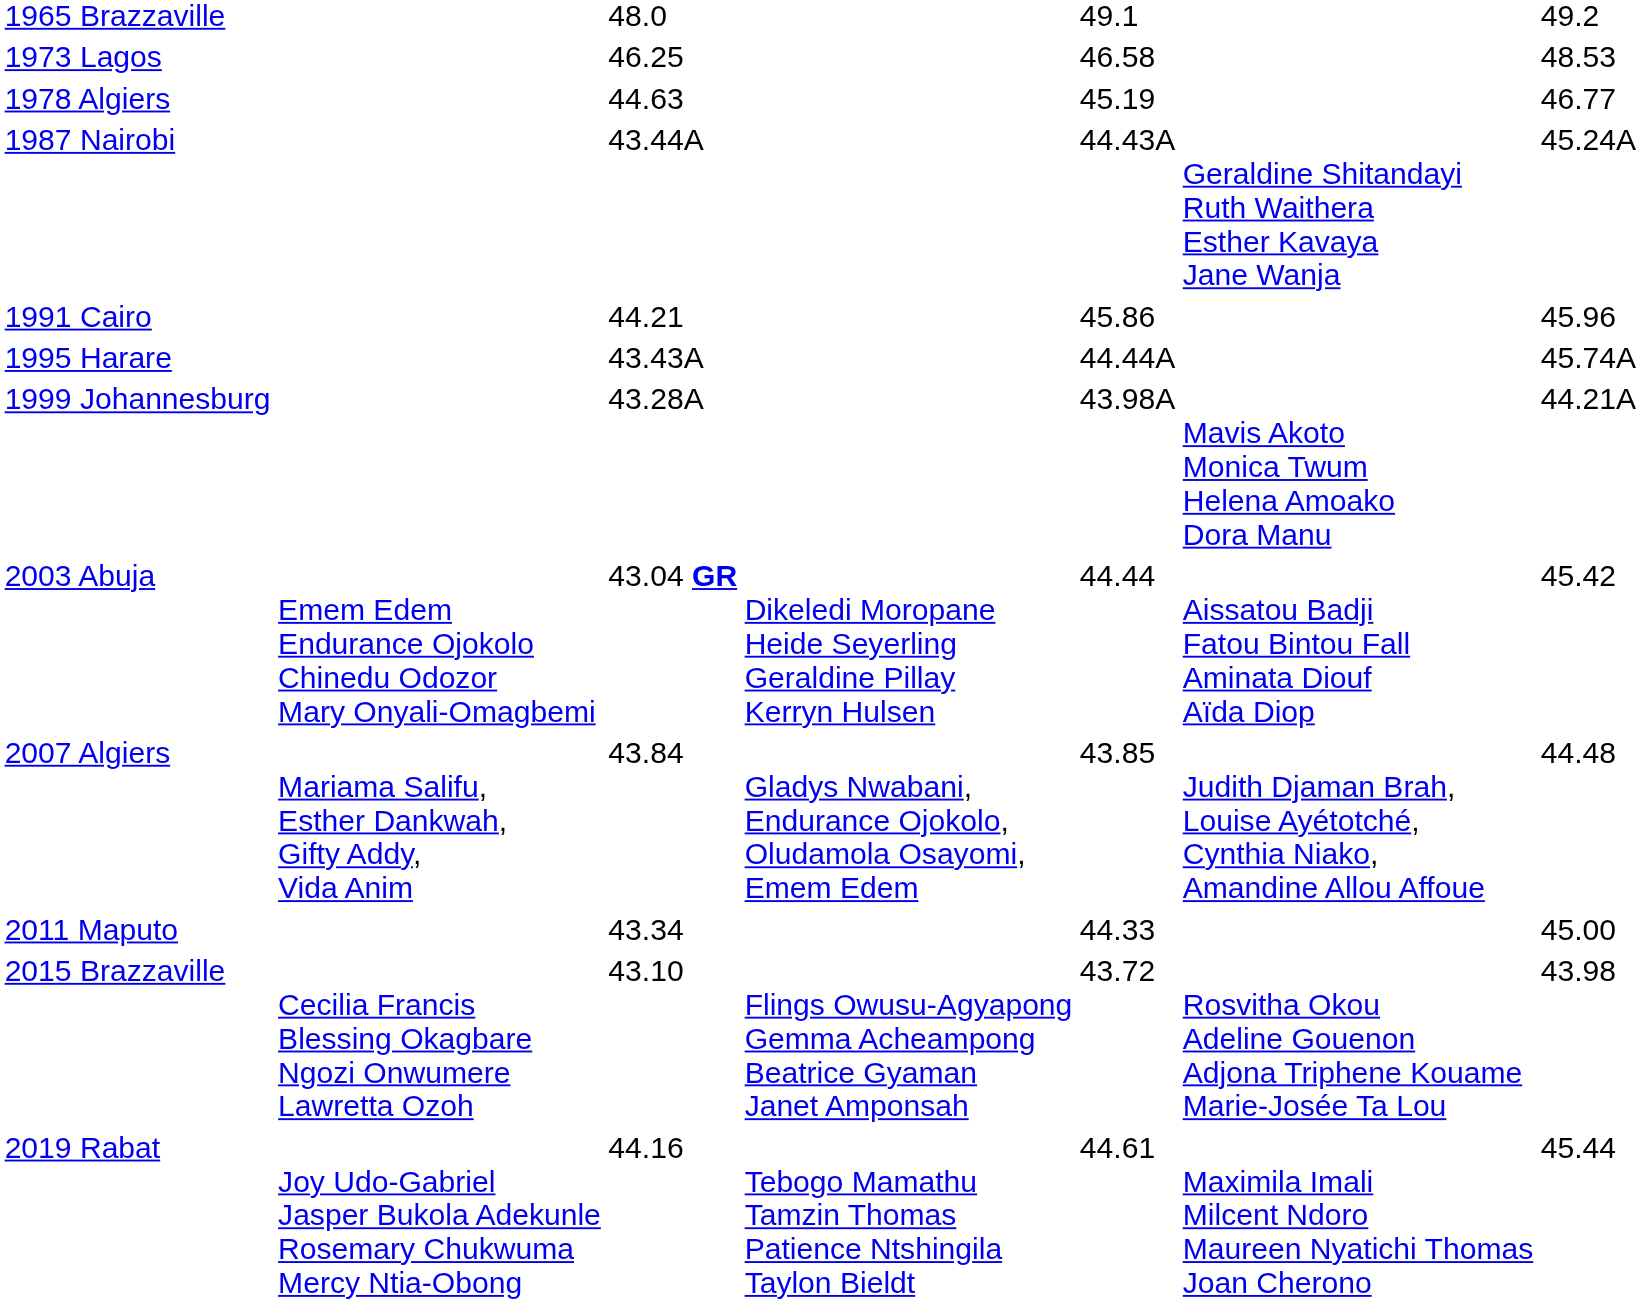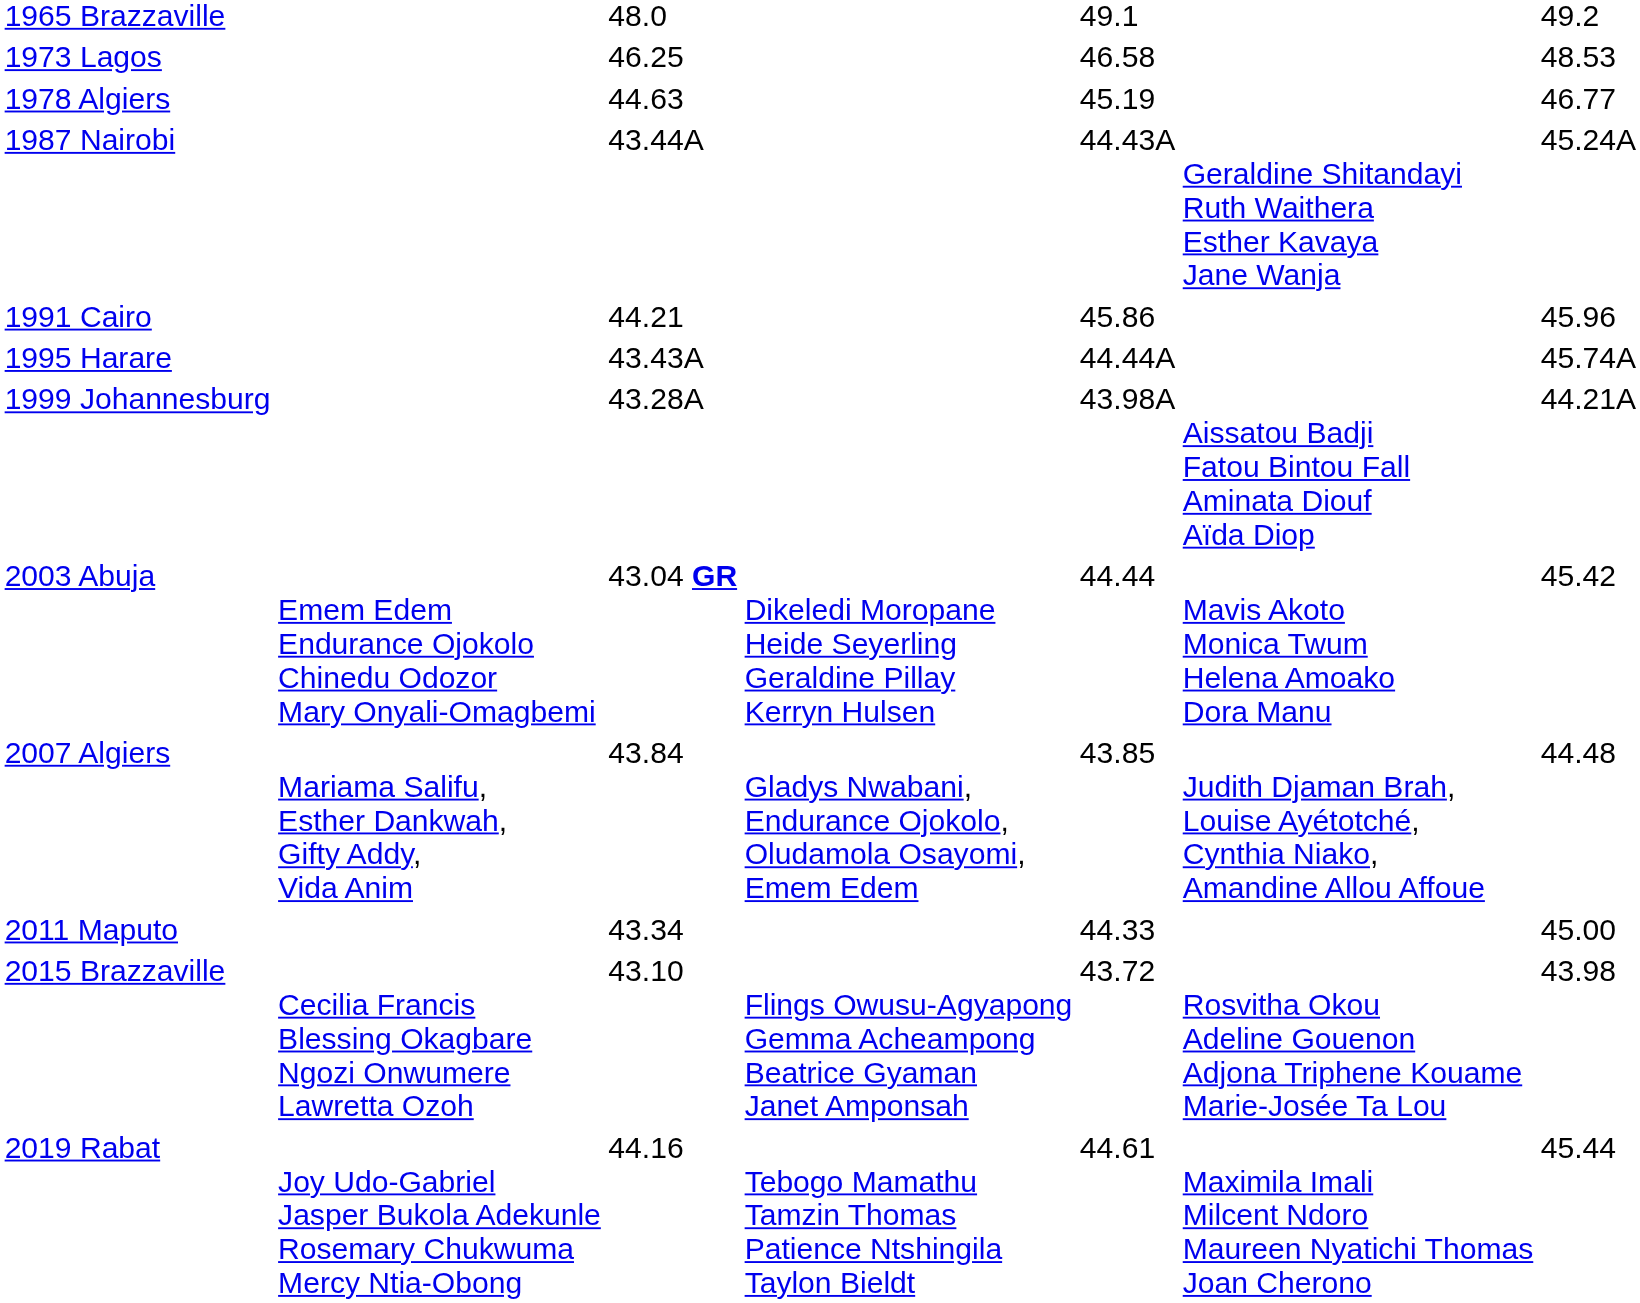(1289, 484) Mavis Akoto Monica Twum Helena Amoako Dora Manu -> (1296, 484) Aissatou Badji Fatou Bintou Fall Aminata Diouf Aïda Diop
(1296, 660) Aissatou Badji Fatou Bintou Fall Aminata Diouf Aïda Diop -> (1289, 660) Mavis Akoto Monica Twum Helena Amoako Dora Manu
